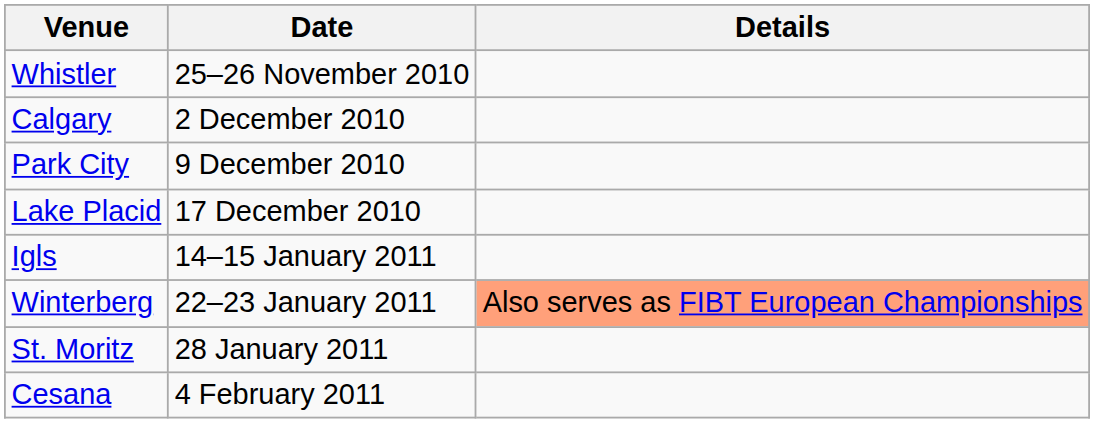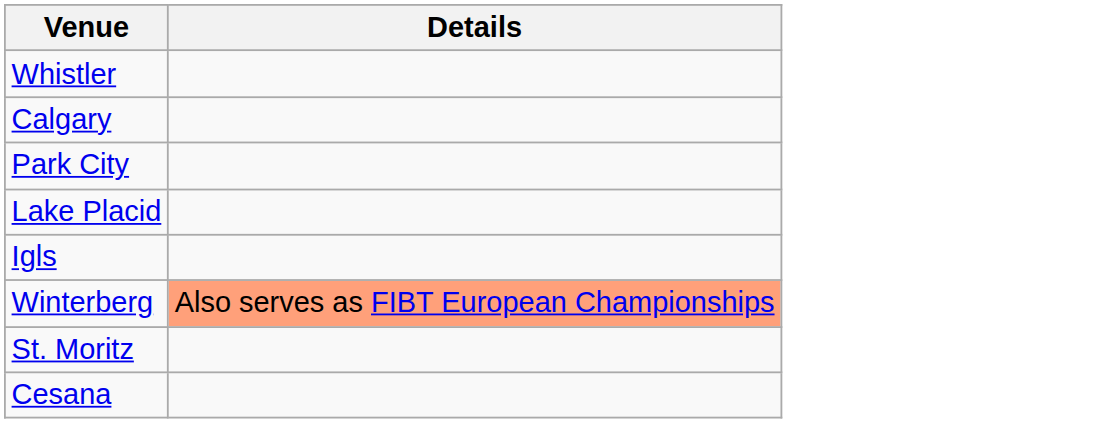- column: (322, 27)
